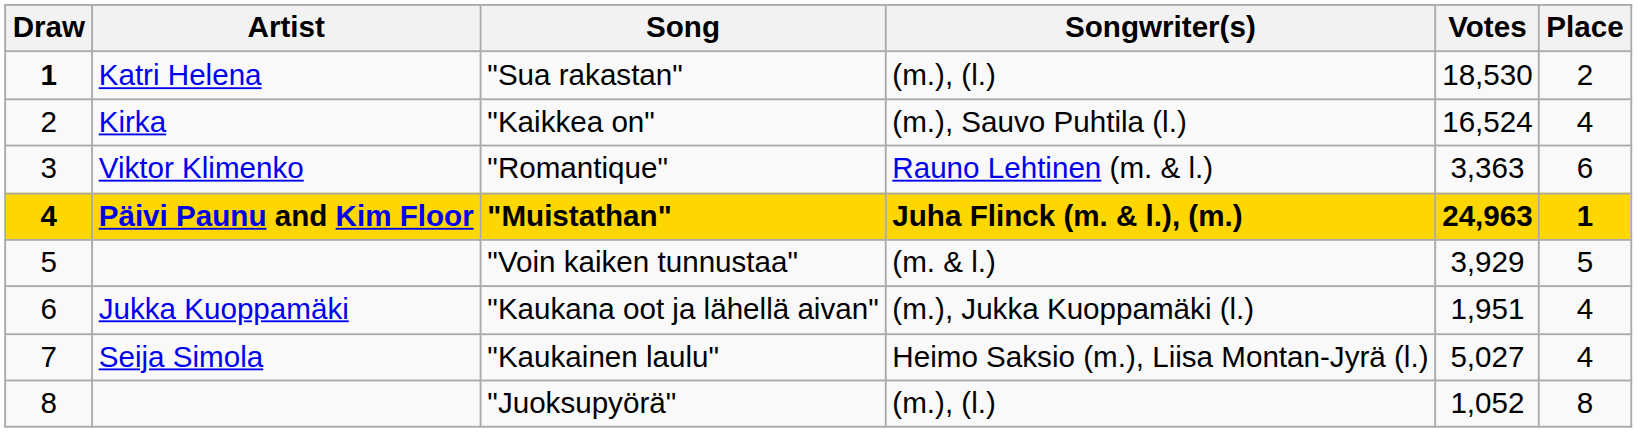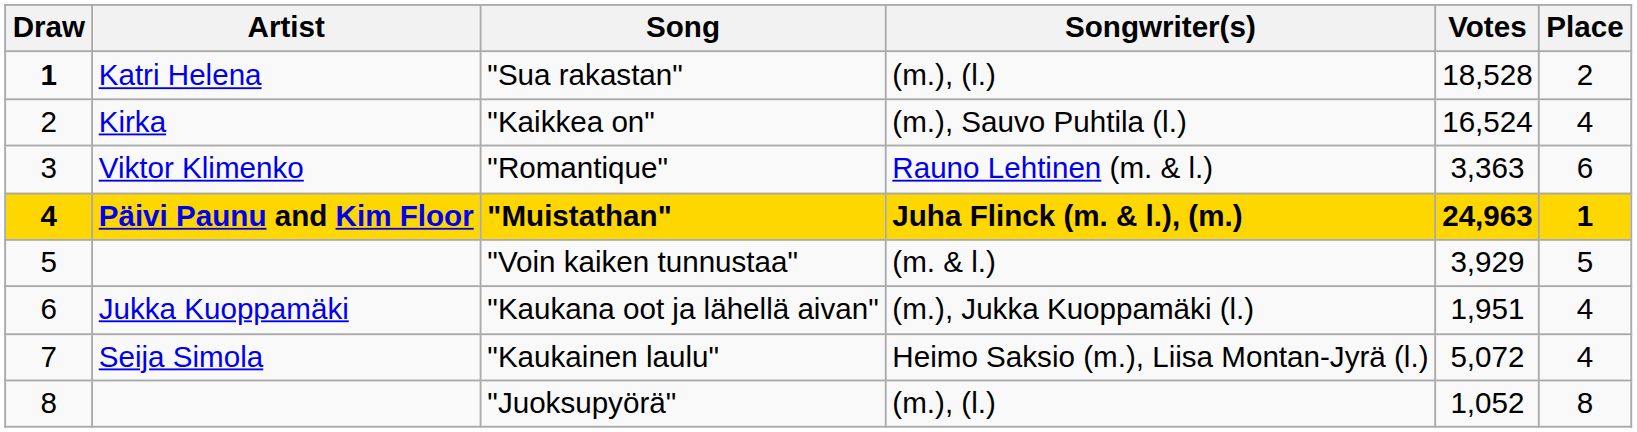(1487, 74) 18,530 -> (1487, 74) 18,528
(1487, 356) 5,027 -> (1487, 356) 5,072
